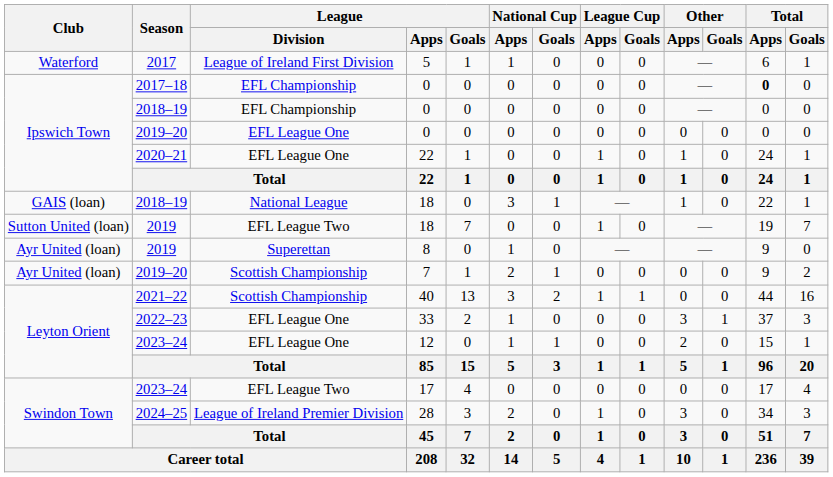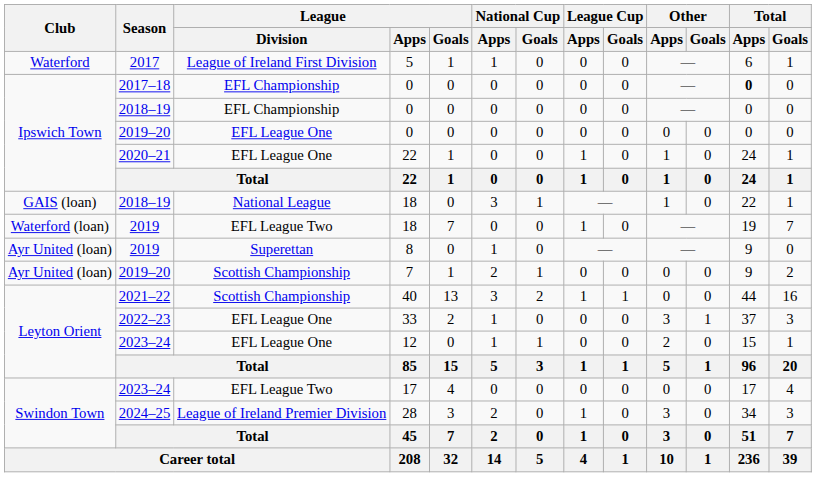(68, 226) Sutton United (loan) -> (60, 226) Waterford (loan)
